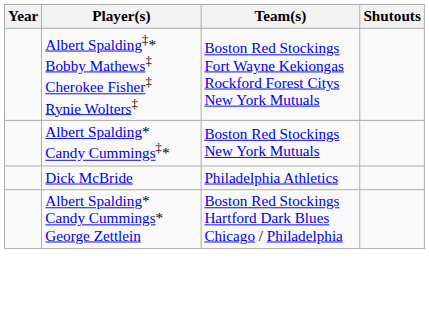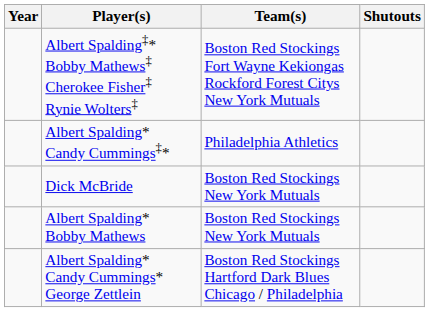(272, 143) Boston Red Stockings New York Mutuals -> (271, 143) Philadelphia Athletics
(271, 177) Philadelphia Athletics -> (272, 186) Boston Red Stockings New York Mutuals
+ row: (98, 227)
